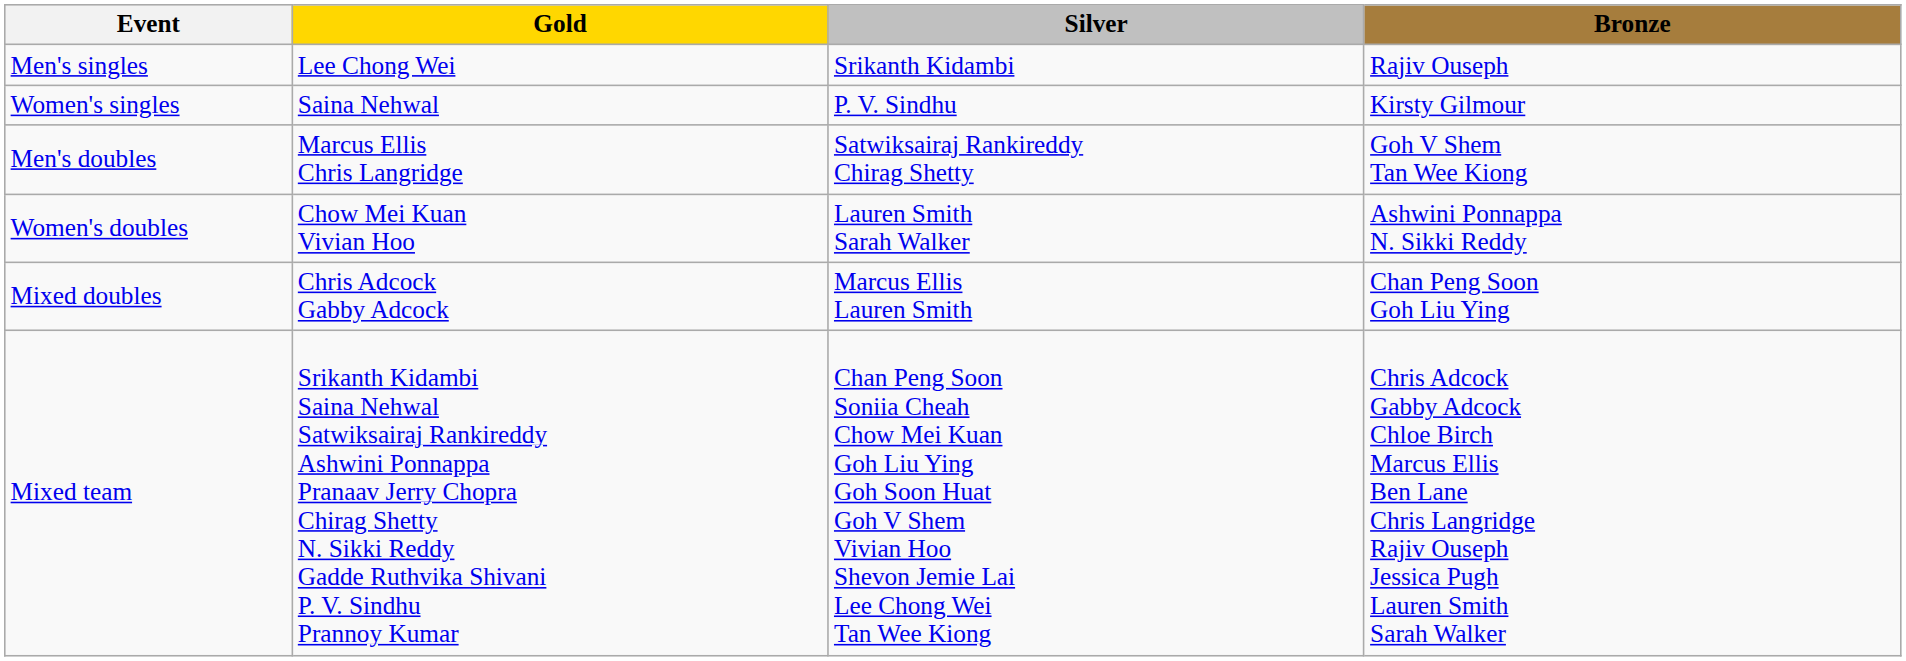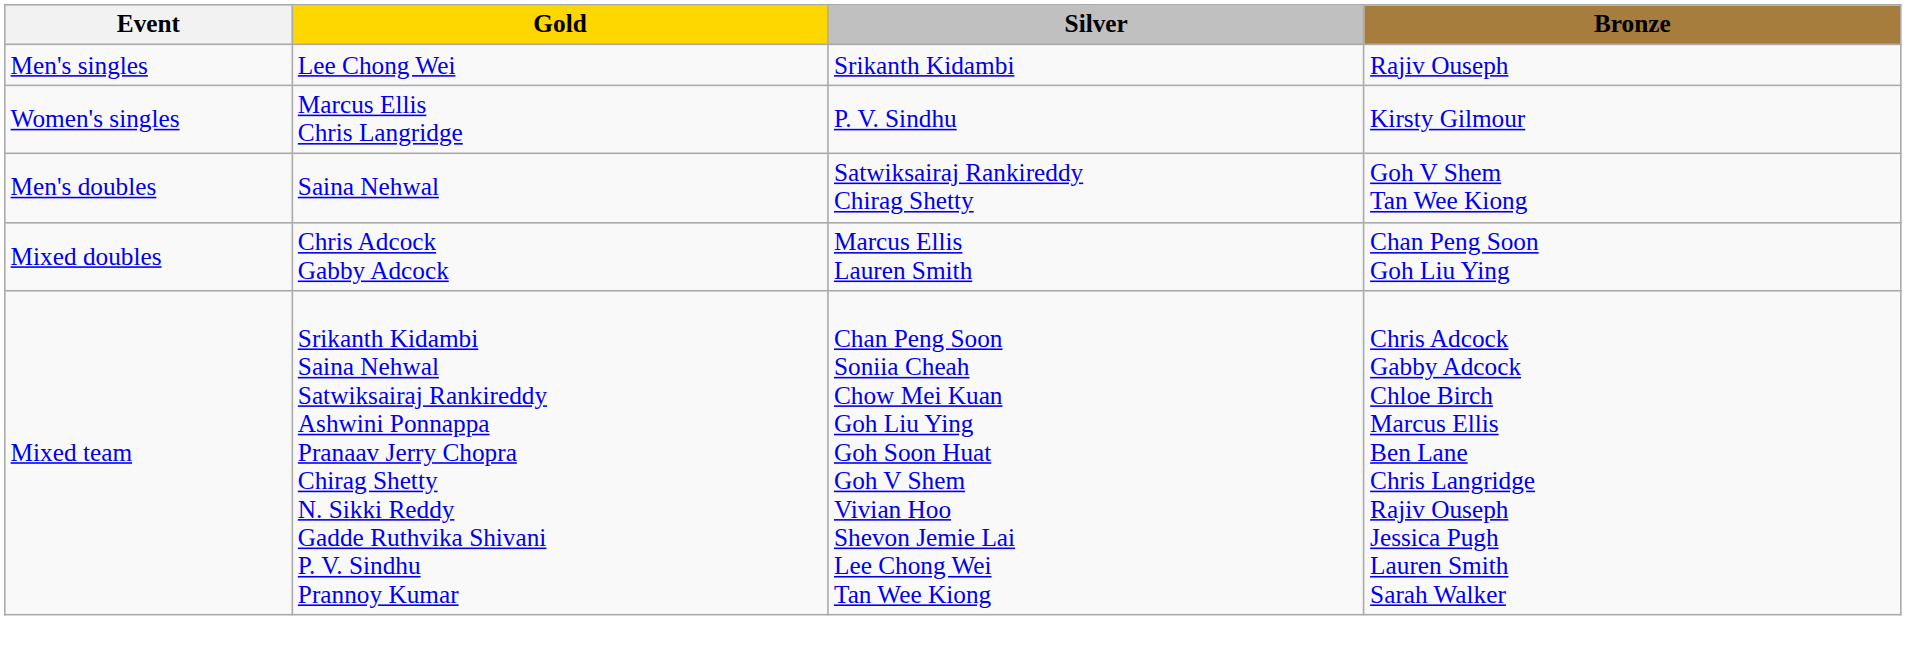(368, 104) Saina Nehwal -> (380, 118) Marcus Ellis Chris Langridge
(380, 159) Marcus Ellis Chris Langridge -> (368, 187) Saina Nehwal
- row: (99, 227)
